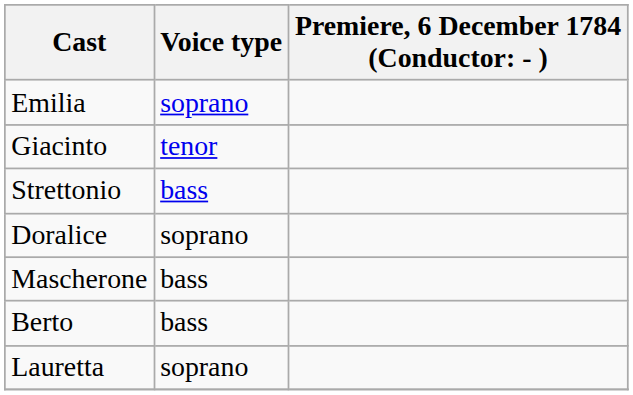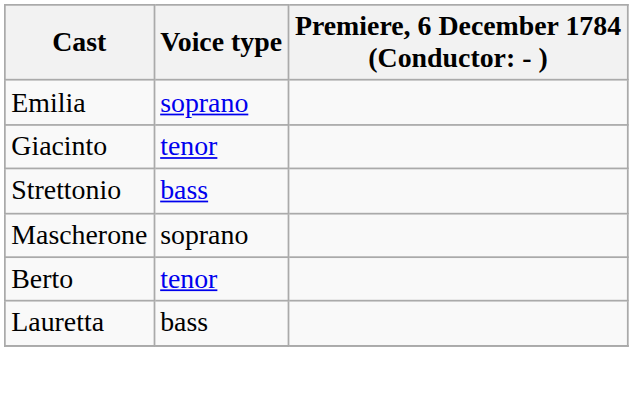- row: (59, 234)
(184, 278) bass -> (204, 234) soprano
(184, 322) bass -> (189, 278) tenor
(204, 366) soprano -> (184, 322) bass
